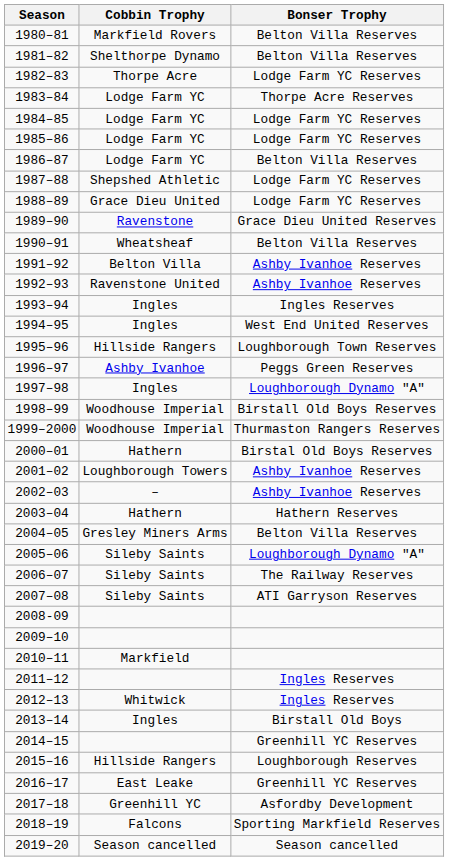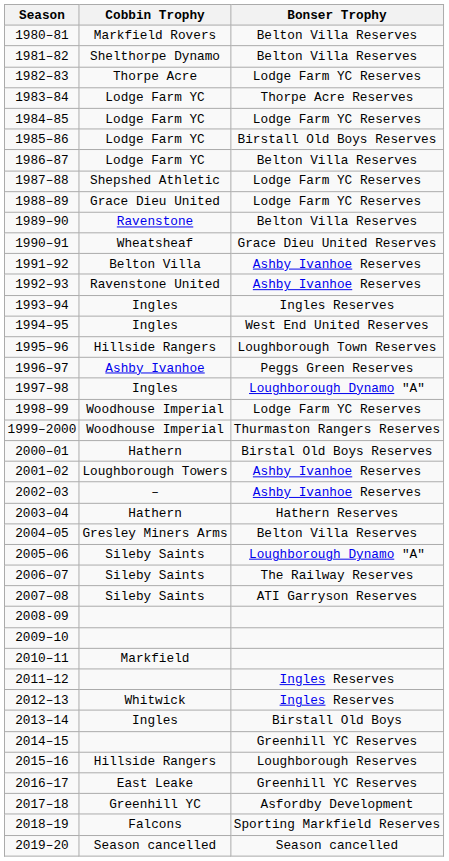(337, 139) Lodge Farm YC Reserves -> (337, 139) Birstall Old Boys Reserves
(337, 223) Grace Dieu United Reserves -> (337, 223) Belton Villa Reserves
(337, 243) Belton Villa Reserves -> (337, 243) Grace Dieu United Reserves
(337, 409) Birstall Old Boys Reserves -> (337, 409) Lodge Farm YC Reserves
